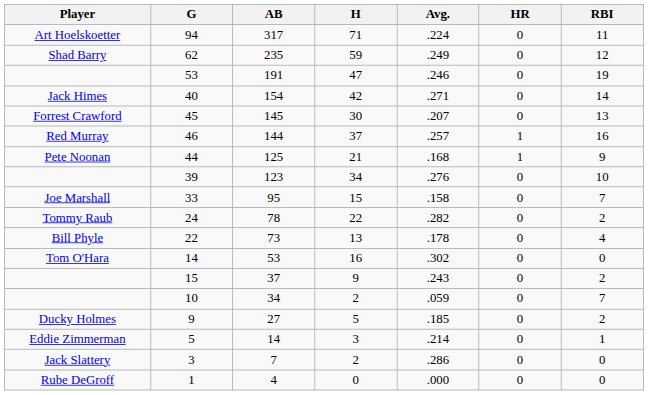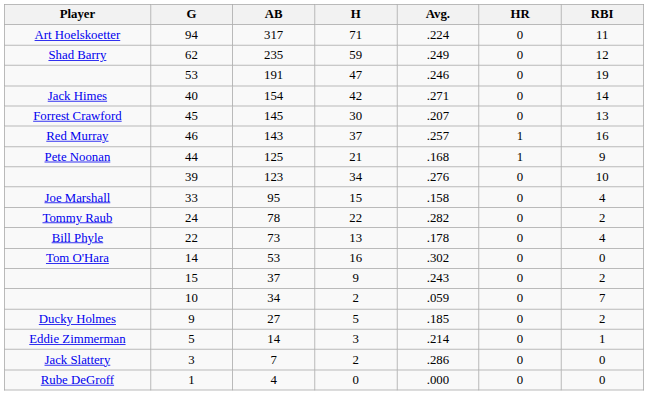(274, 136) 144 -> (274, 136) 143
(602, 197) 7 -> (602, 197) 4
